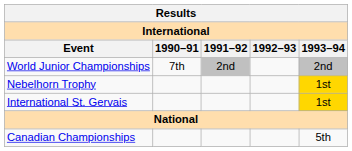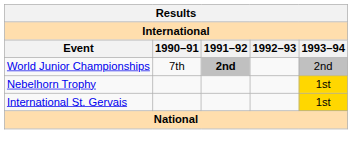(226, 66) normal -> (226, 66) bold
- row: (71, 137)
